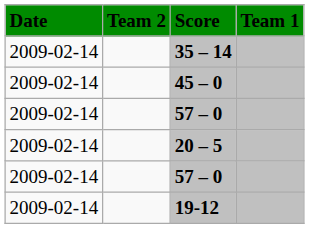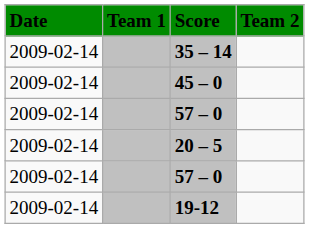columns swapped: (270, 20) <-> (136, 20)
